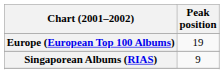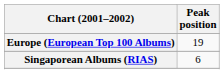(198, 59) 9 -> (198, 59) 6
